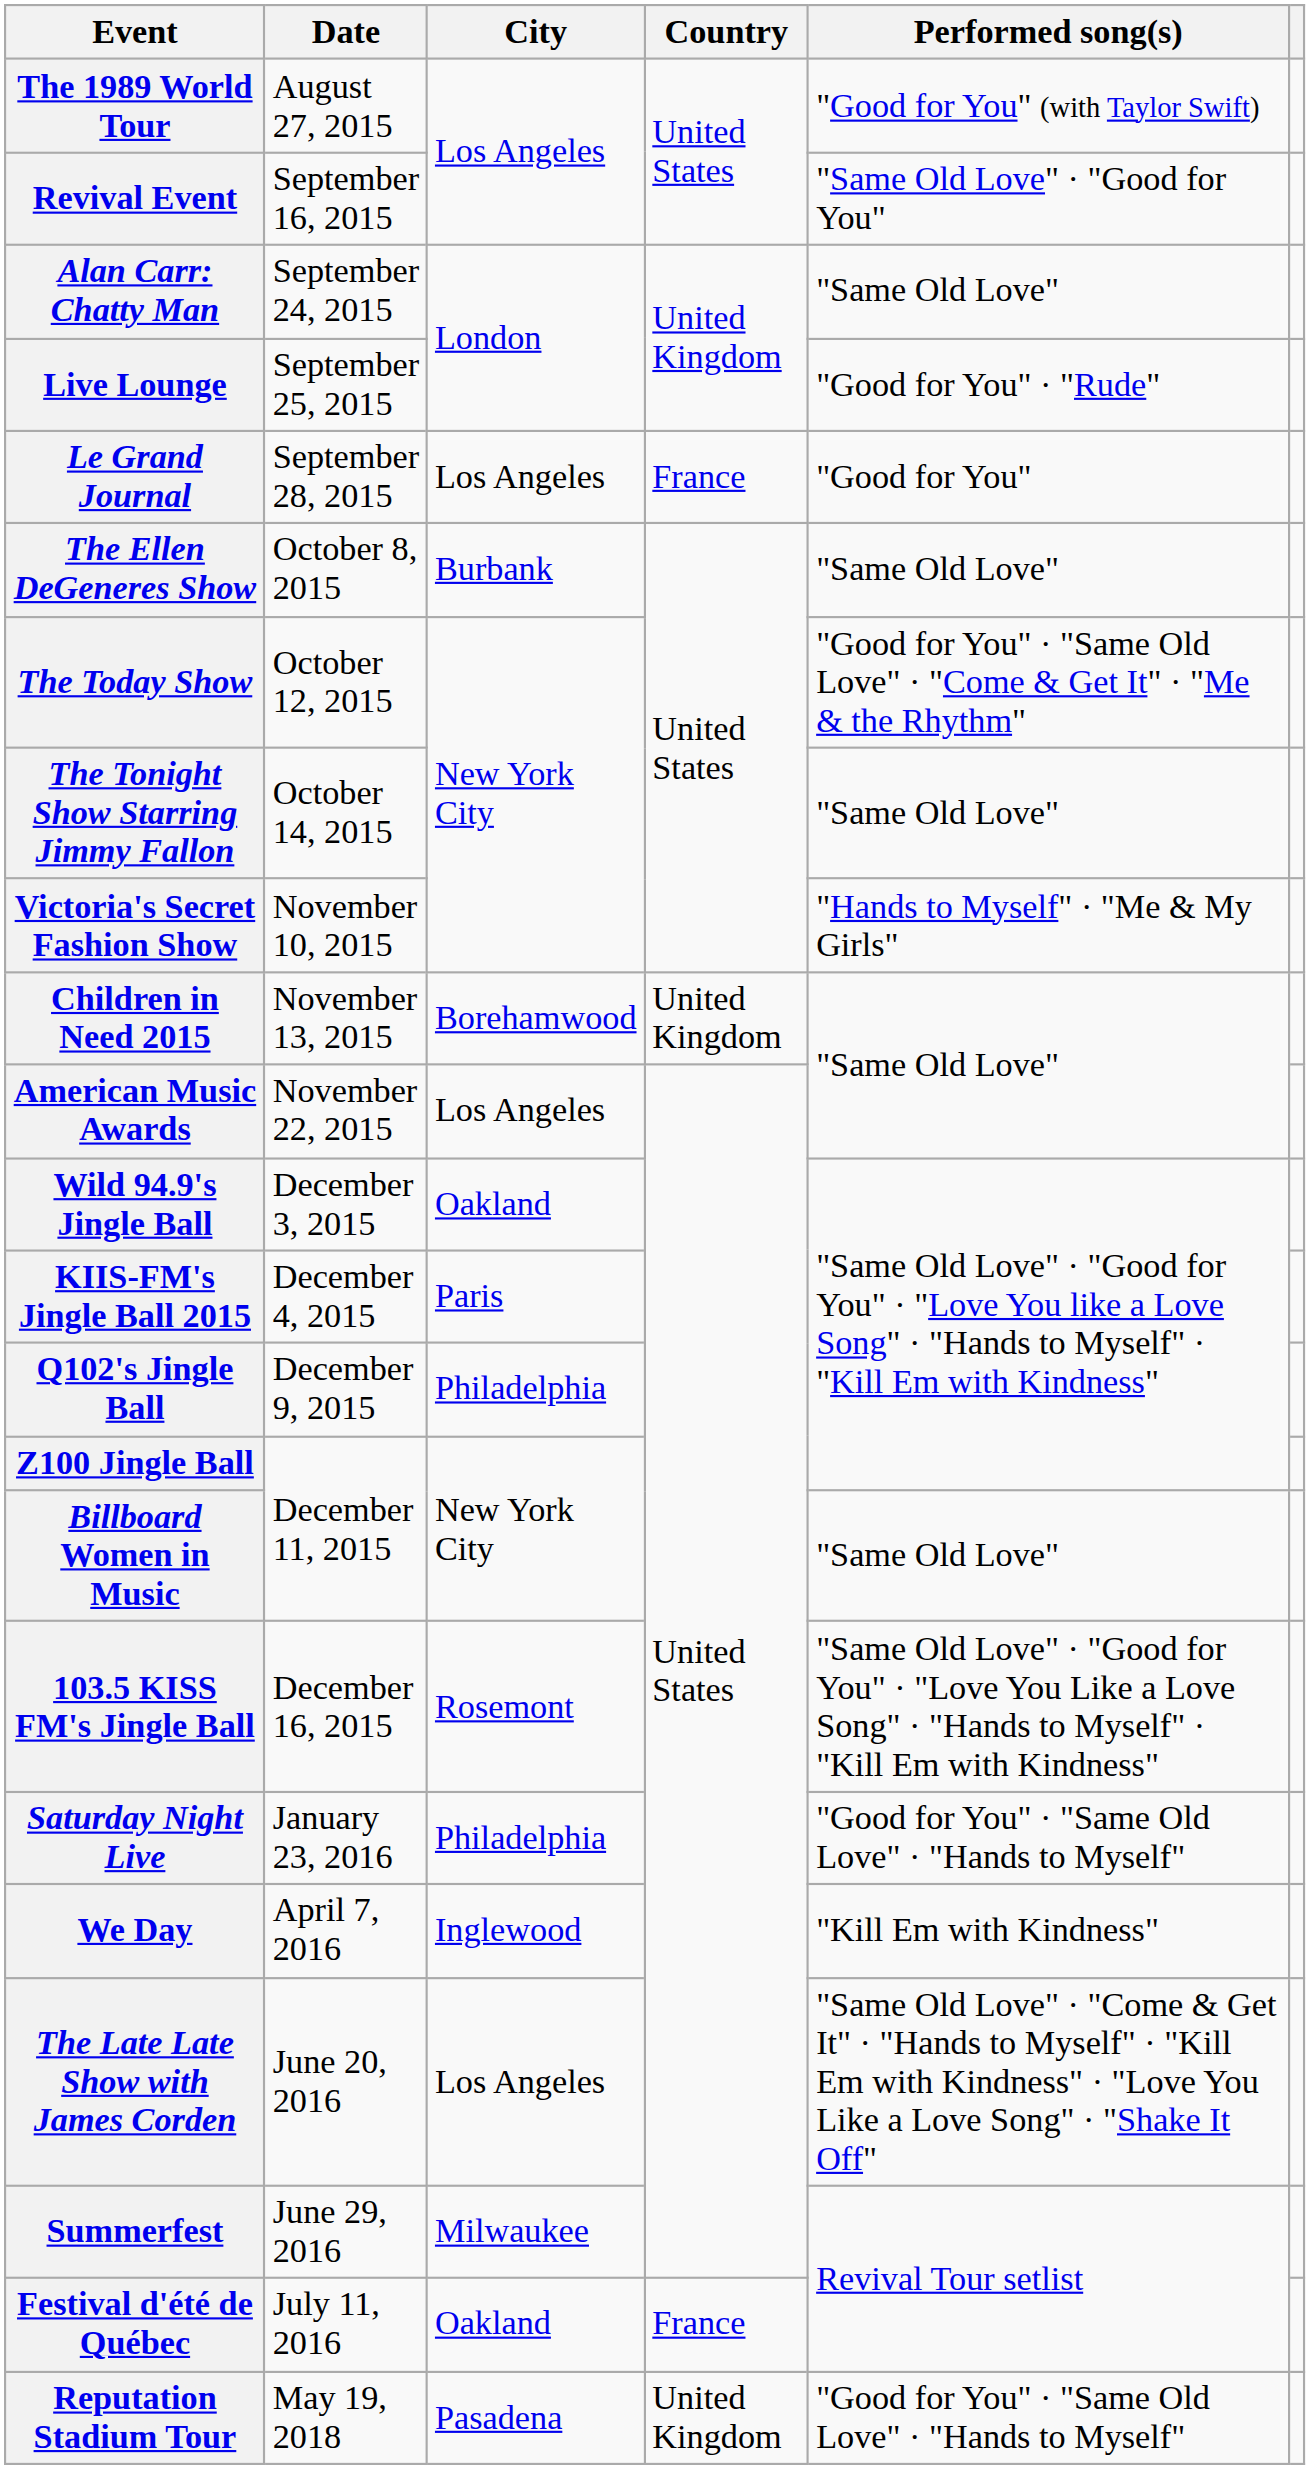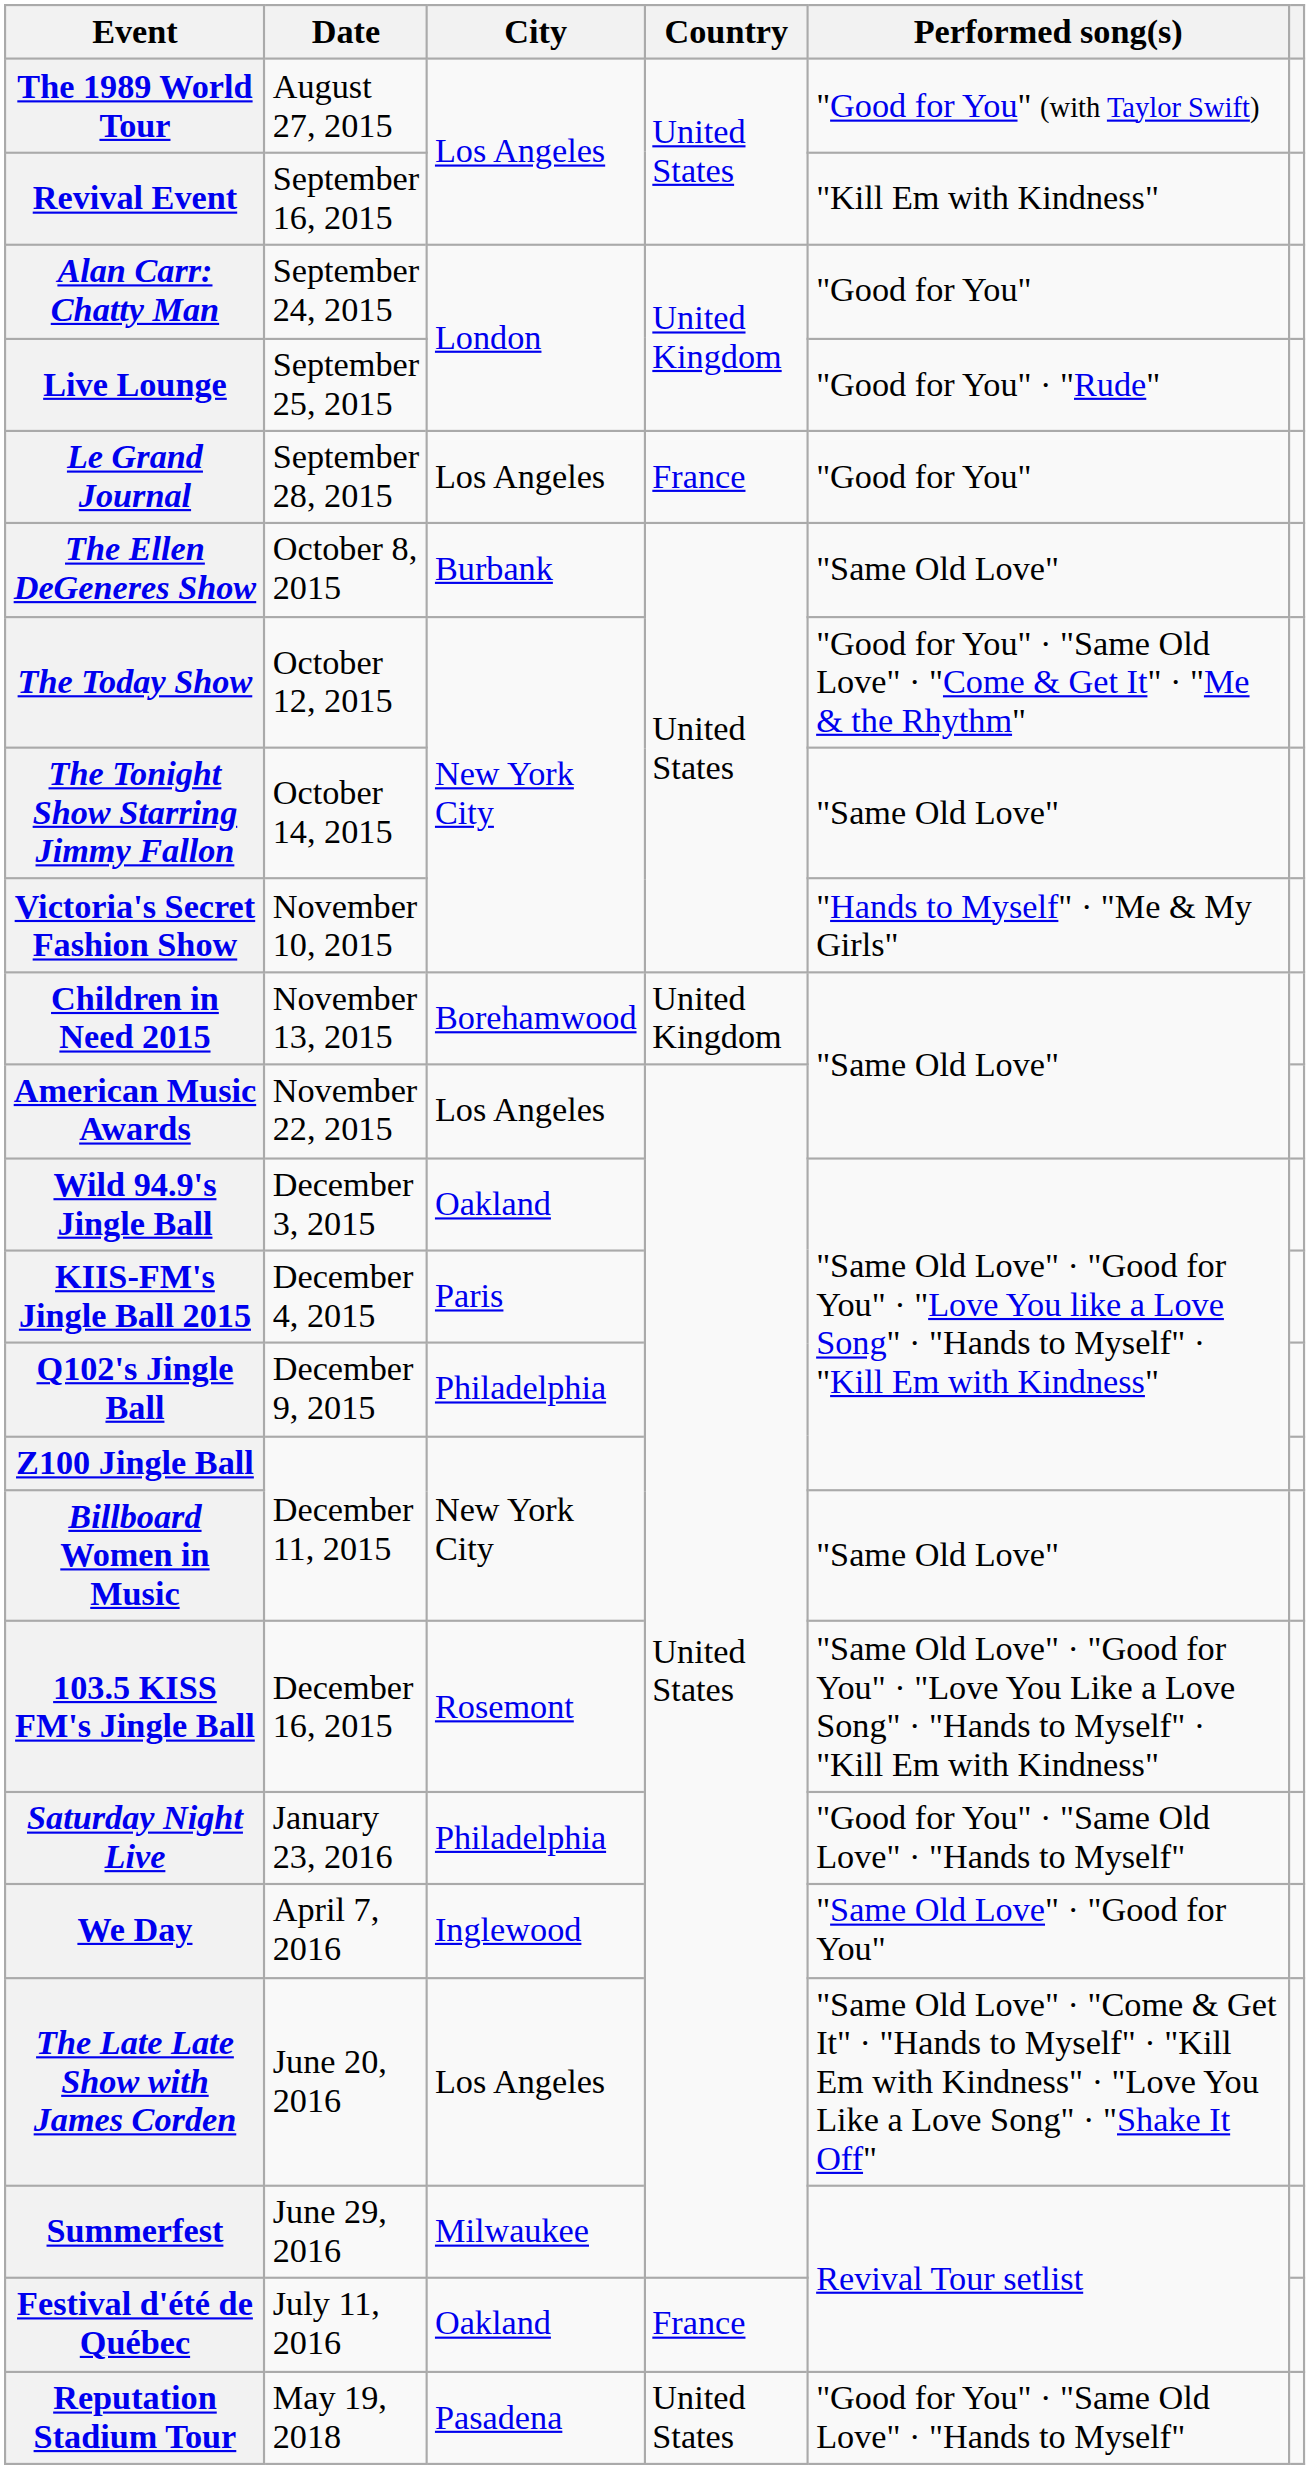(1021, 198) "Same Old Love" · "Good for You" -> (988, 198) "Kill Em with Kindness"
(938, 290) "Same Old Love" -> (924, 290) "Good for You"
(988, 1930) "Kill Em with Kindness" -> (1021, 1930) "Same Old Love" · "Good for You"
(717, 2416) United Kingdom -> (699, 2416) United States
